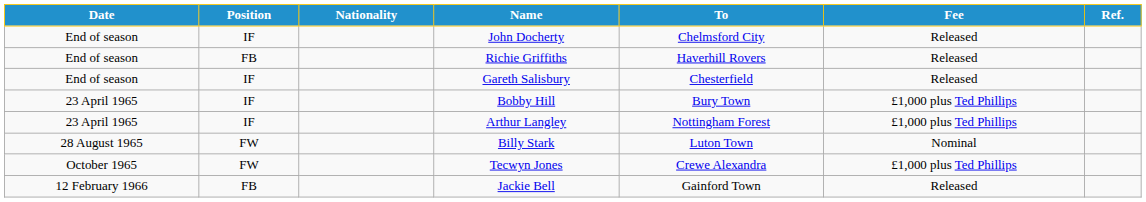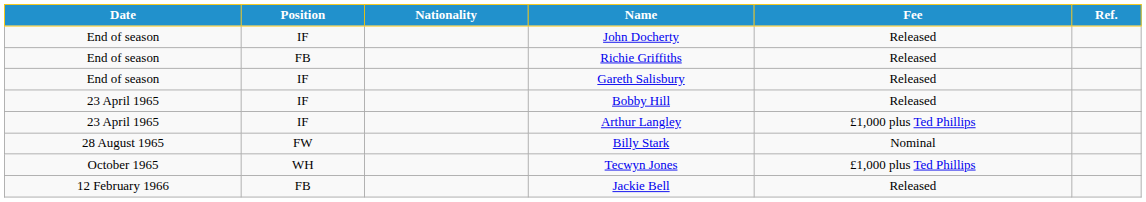- column: (721, 15)
(954, 101) £1,000 plus Ted Phillips -> (913, 101) Released
(249, 165) FW -> (303, 165) WH
